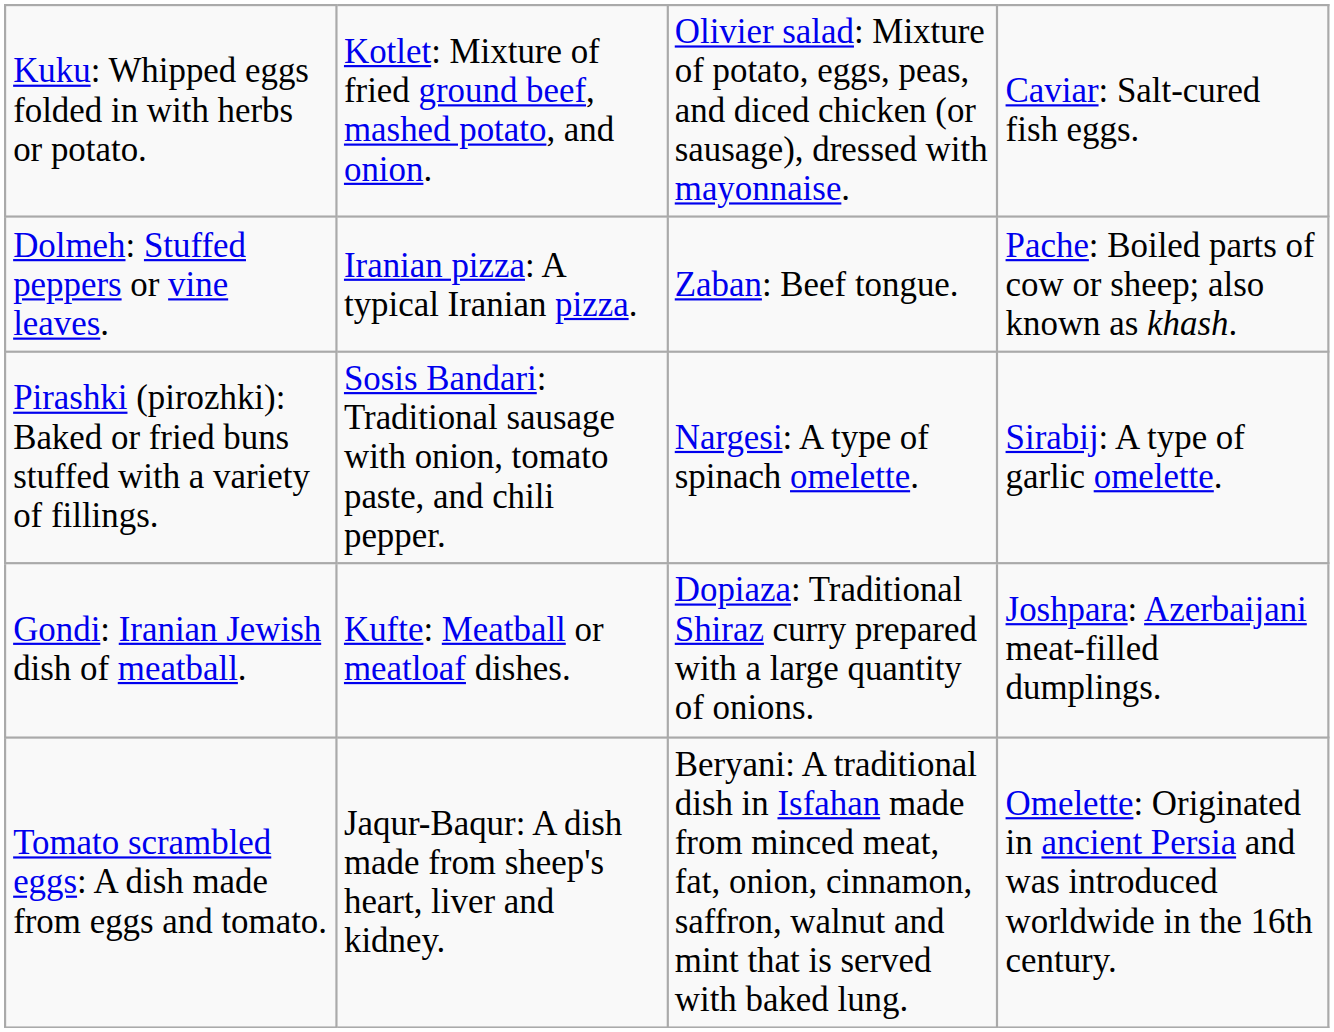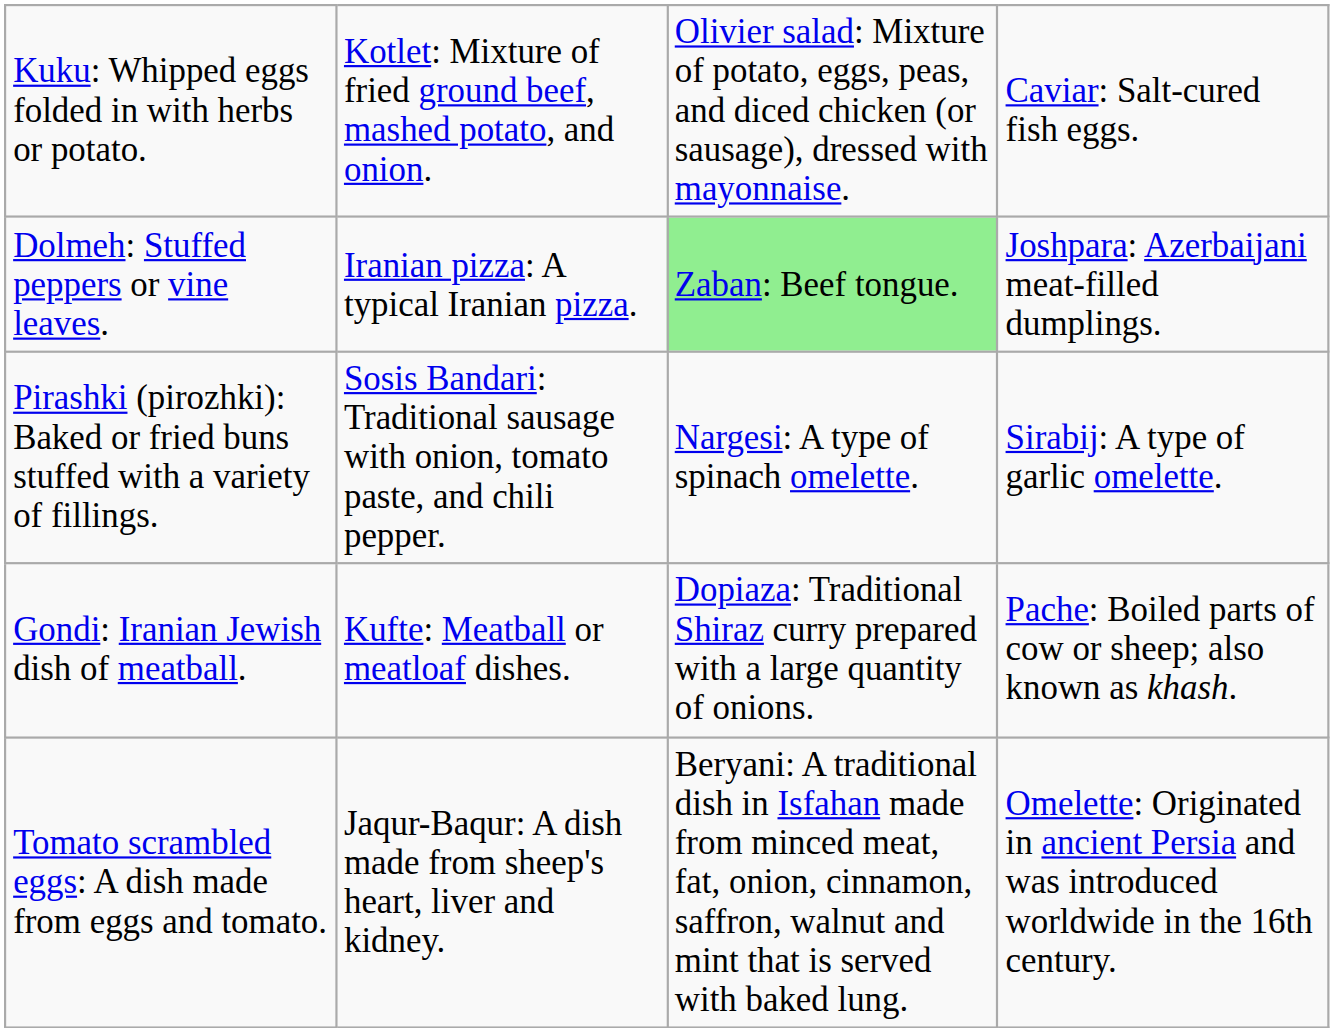(817, 283) no background -> (817, 283) lightgreen background
(1160, 283) Pache: Boiled parts of cow or sheep; also known as khash. -> (1156, 283) Joshpara: Azerbaijani meat-filled dumplings.
(1156, 649) Joshpara: Azerbaijani meat-filled dumplings. -> (1160, 649) Pache: Boiled parts of cow or sheep; also known as khash.
